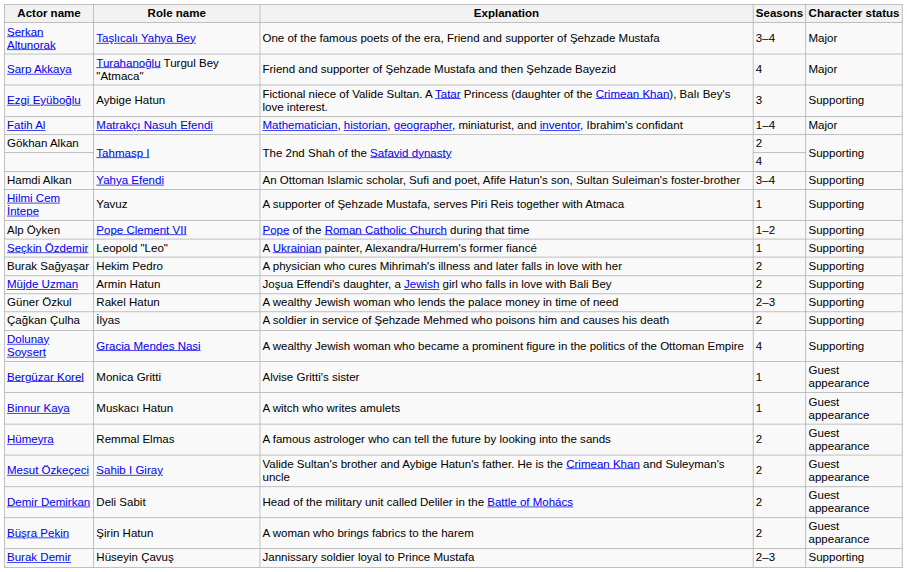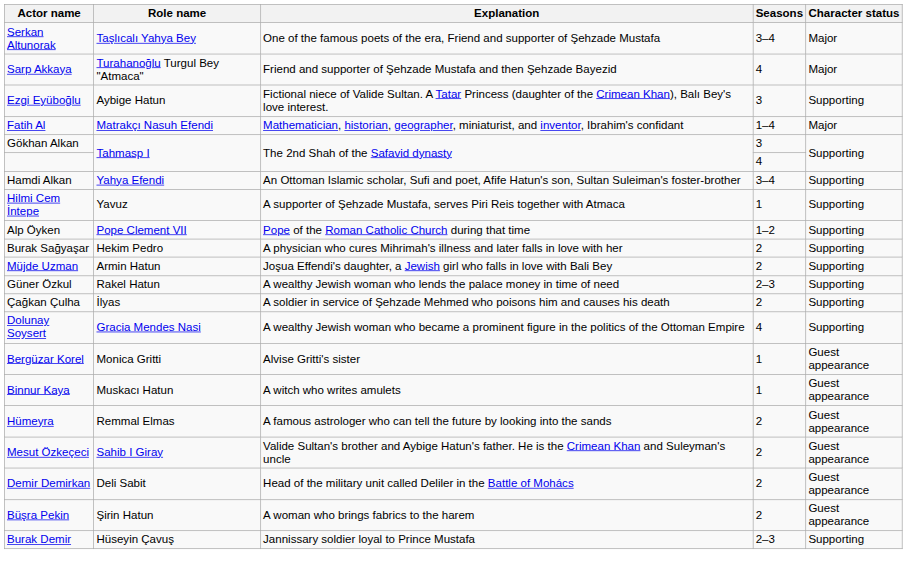(759, 143) 2 -> (759, 143) 3
- row: (48, 248)
